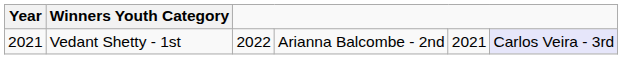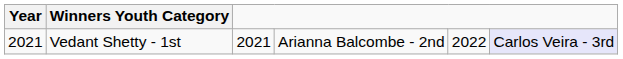(254, 41) 2022 -> (254, 41) 2021
(469, 41) 2021 -> (469, 41) 2022
